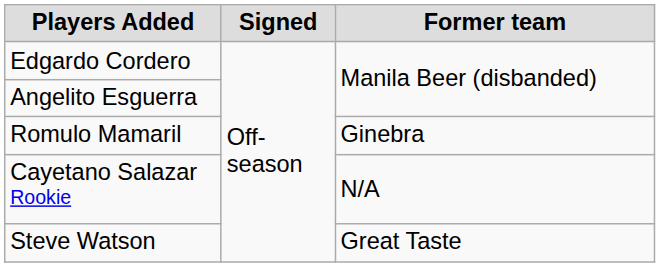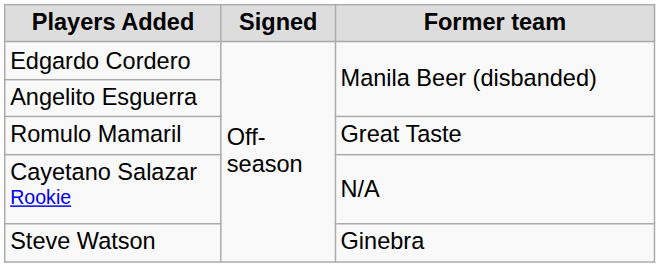(382, 135) Ginebra -> (401, 135) Great Taste
(401, 242) Great Taste -> (382, 242) Ginebra
